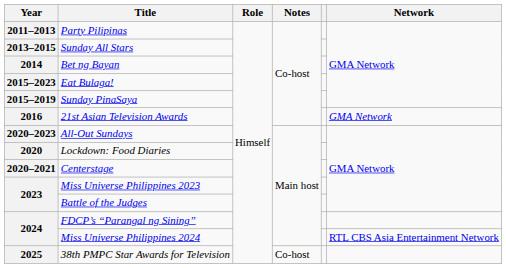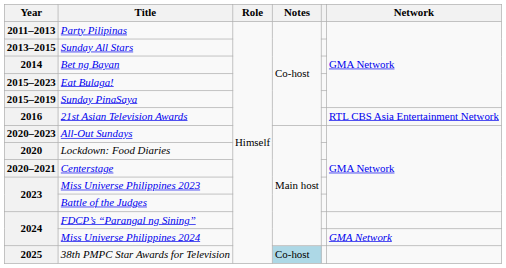(360, 116) GMA Network -> (414, 116) RTL CBS Asia Entertainment Network
(414, 237) RTL CBS Asia Entertainment Network -> (360, 237) GMA Network
(292, 254) no background -> (292, 254) lightblue background
